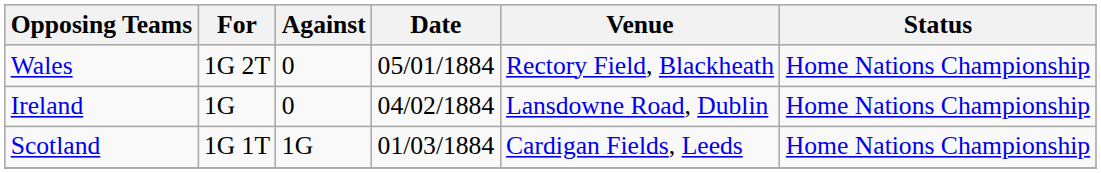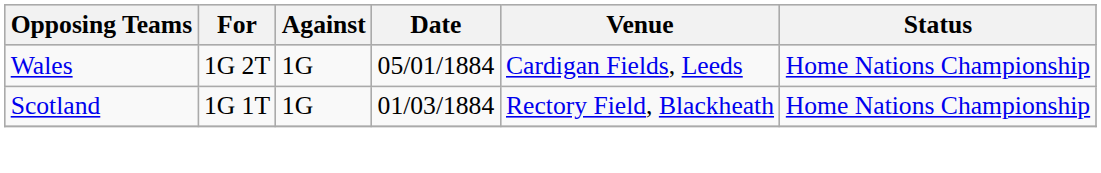(288, 65) 0 -> (298, 65) 1G
(640, 65) Rectory Field, Blackheath -> (624, 65) Cardigan Fields, Leeds
- row: (47, 106)
(624, 146) Cardigan Fields, Leeds -> (640, 106) Rectory Field, Blackheath
